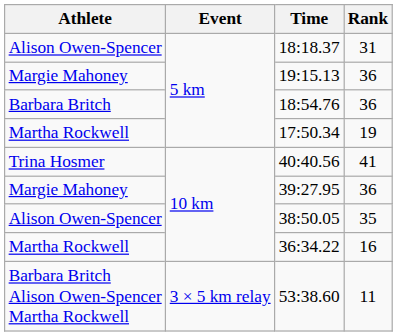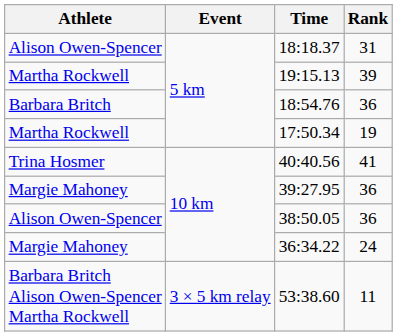(68, 76) Margie Mahoney -> (69, 76) Martha Rockwell
(368, 76) 36 -> (368, 76) 39
(368, 218) 35 -> (368, 218) 36
(69, 247) Martha Rockwell -> (68, 247) Margie Mahoney
(368, 247) 16 -> (368, 247) 24
